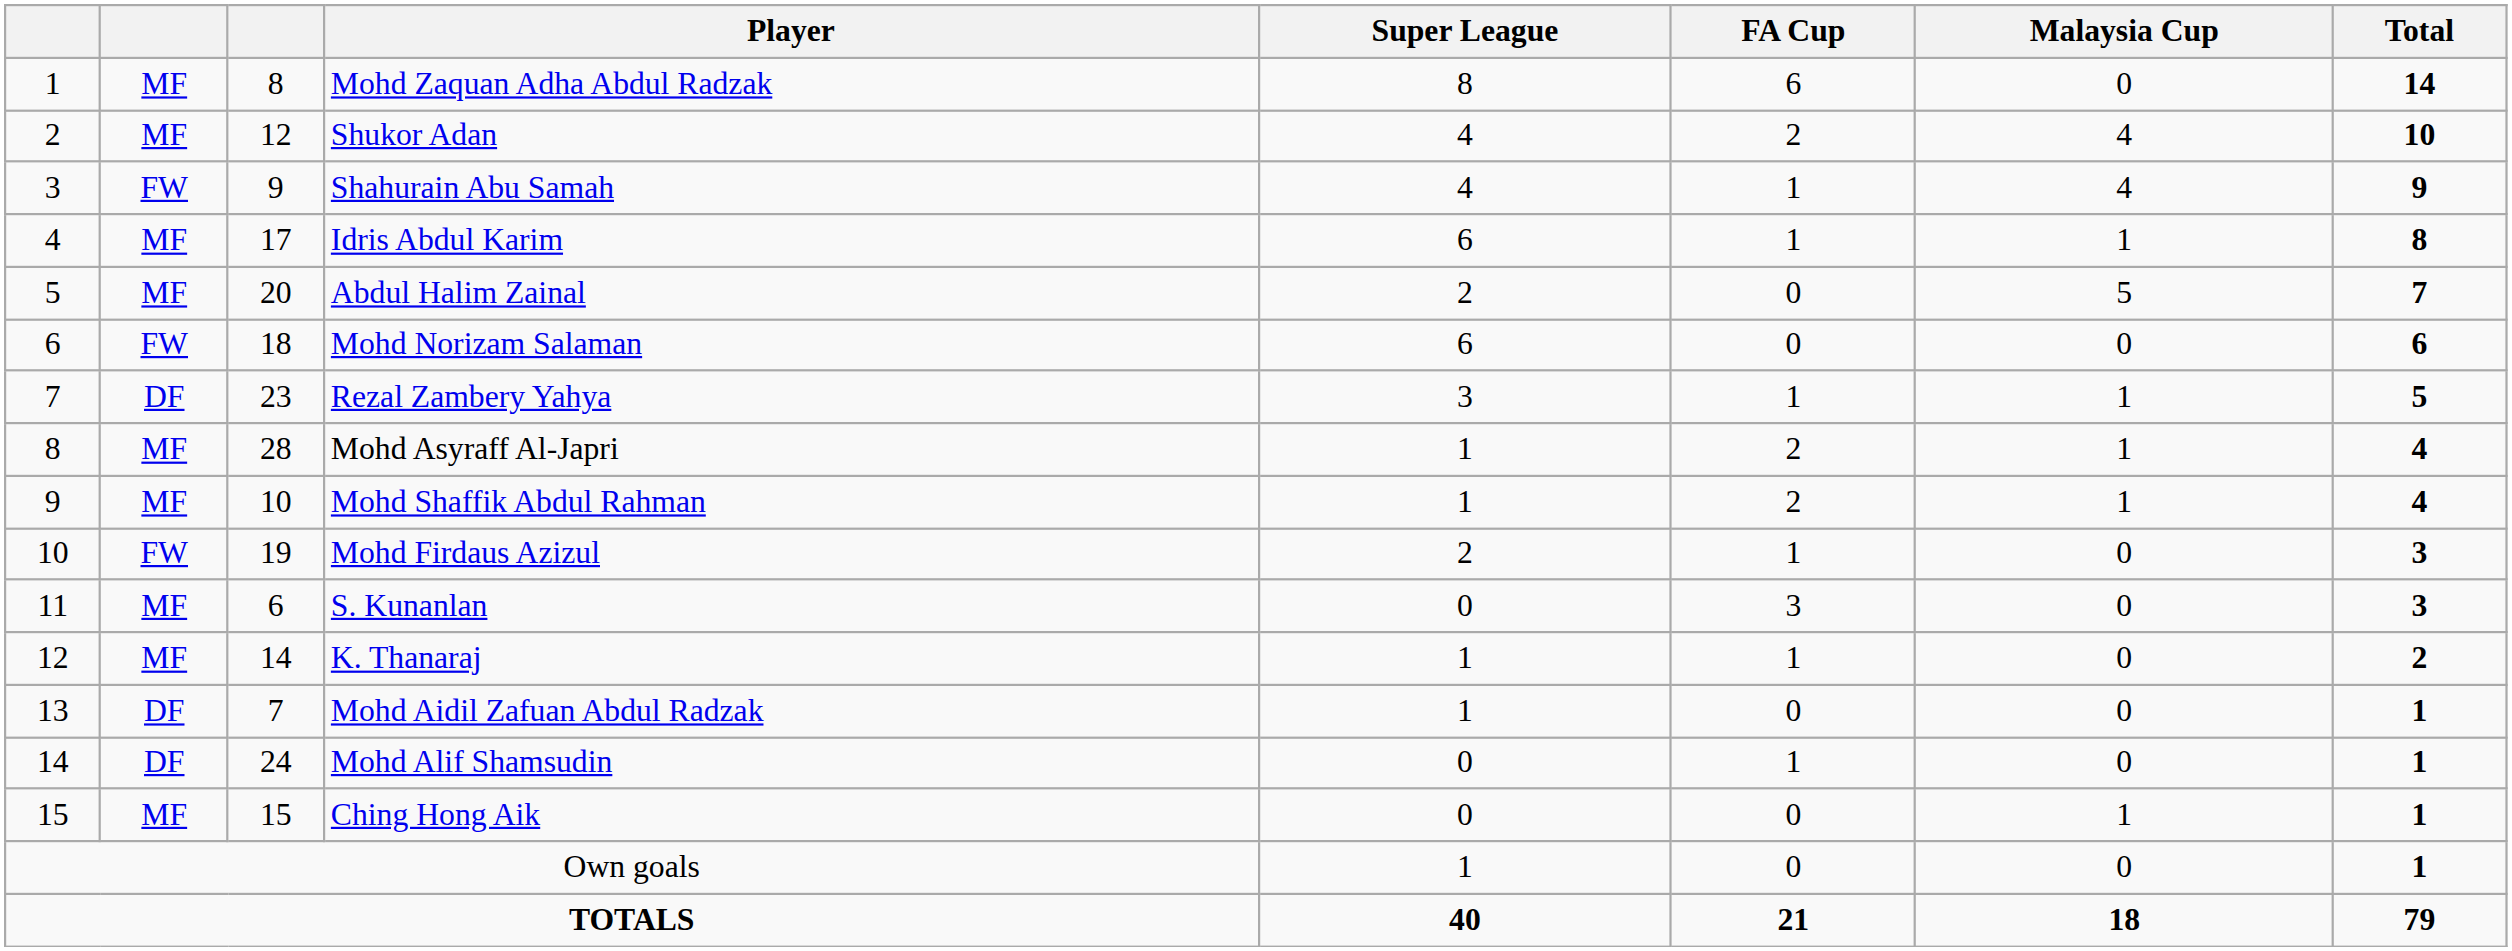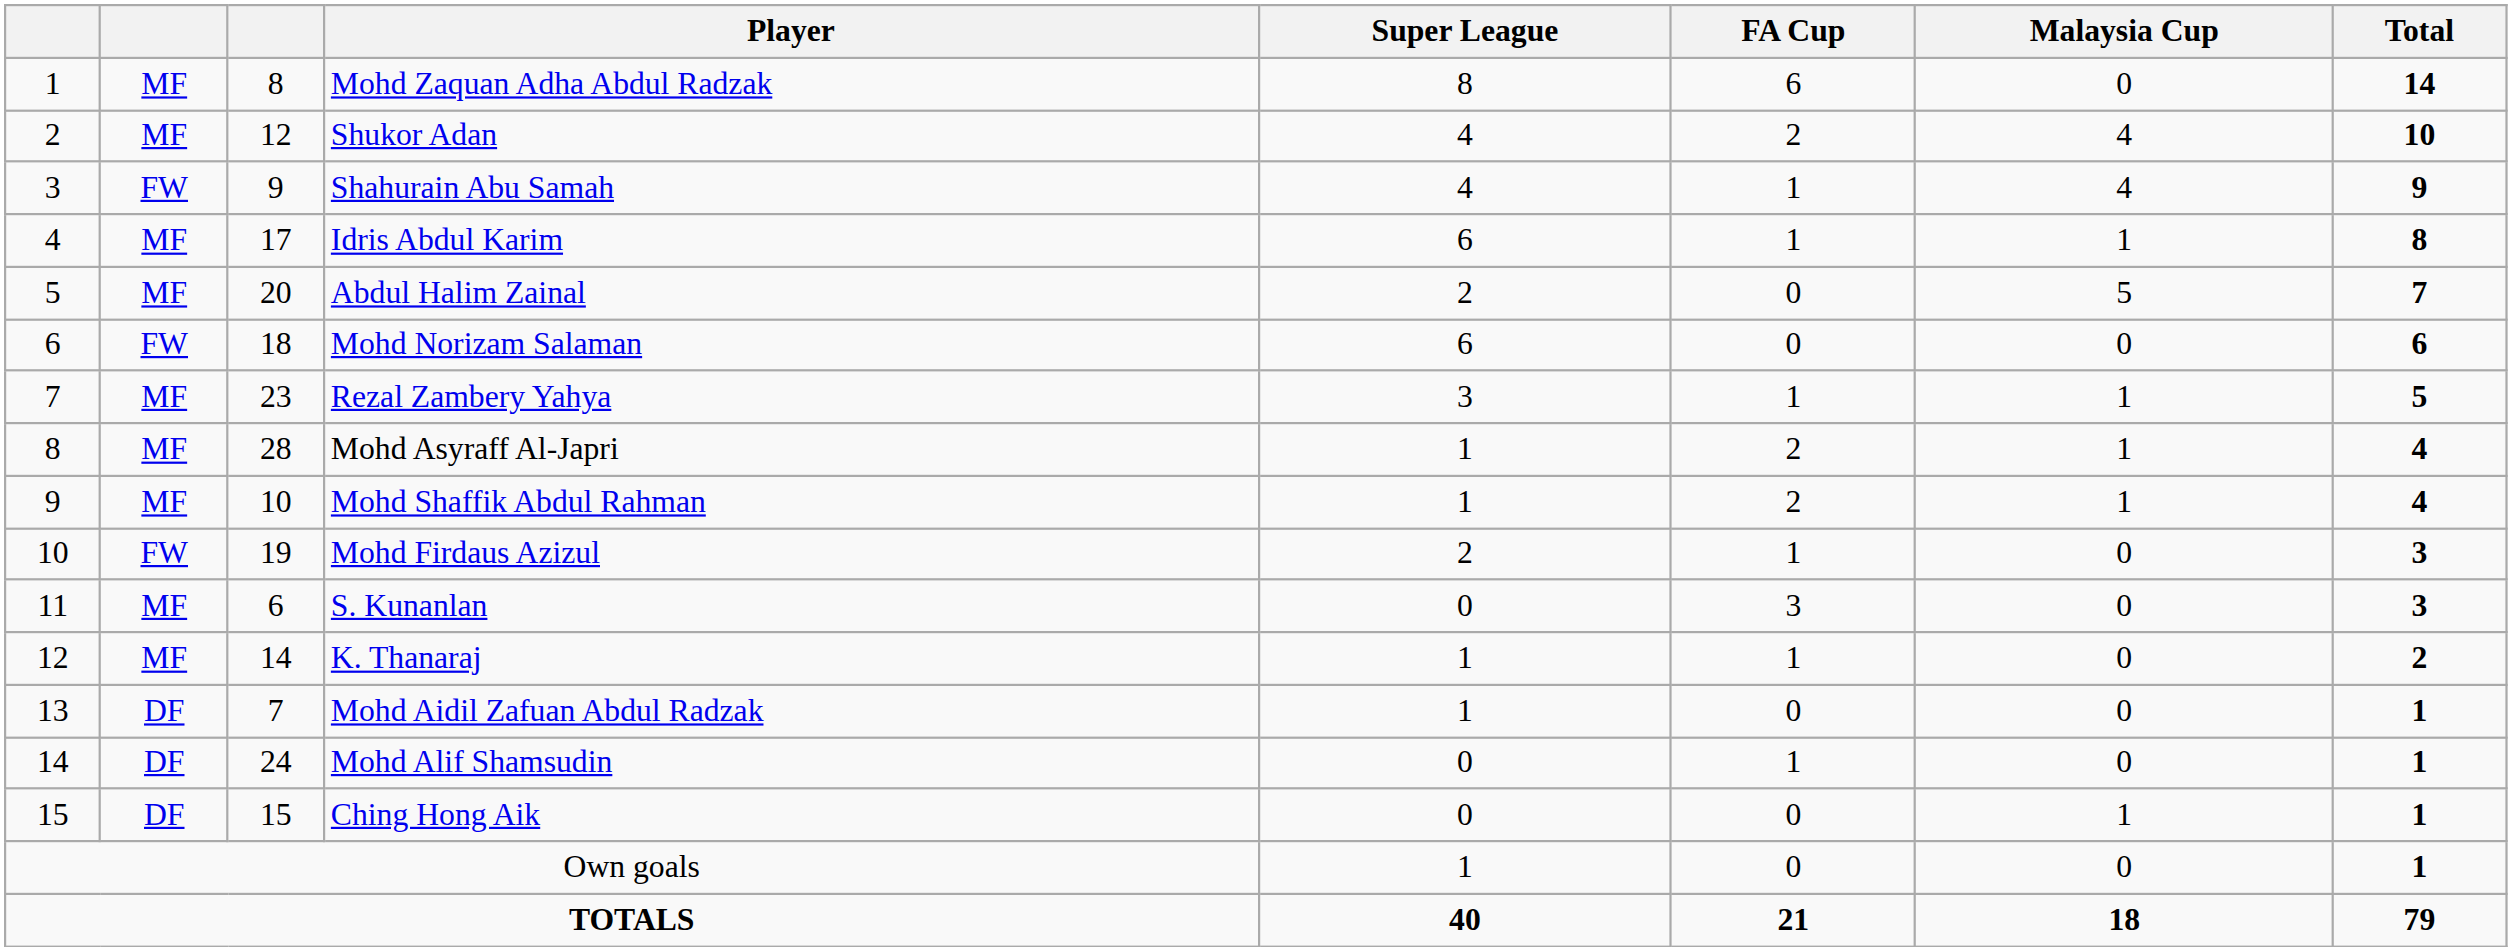(164, 396) DF -> (164, 396) MF
(164, 814) MF -> (164, 814) DF
